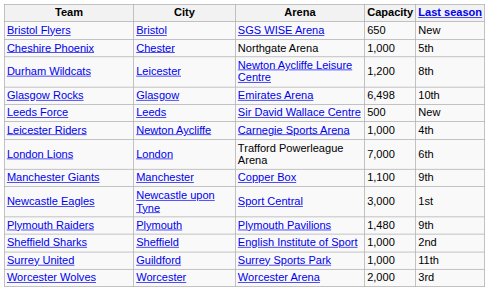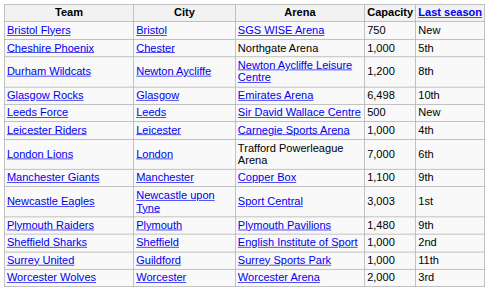(376, 30) 650 -> (376, 30) 750
(159, 71) Leicester -> (174, 71) Newton Aycliffe
(174, 130) Newton Aycliffe -> (159, 130) Leicester
(381, 201) 3,000 -> (381, 201) 3,003
